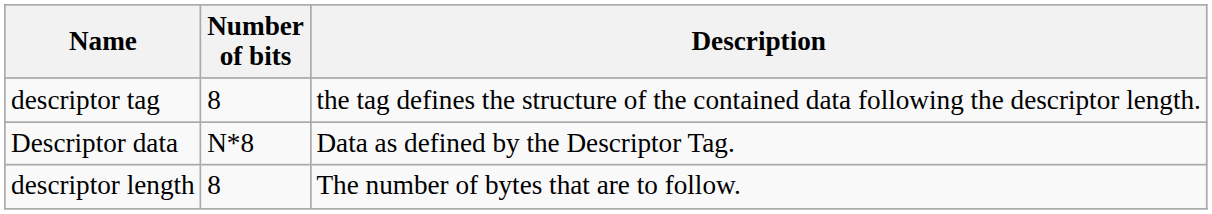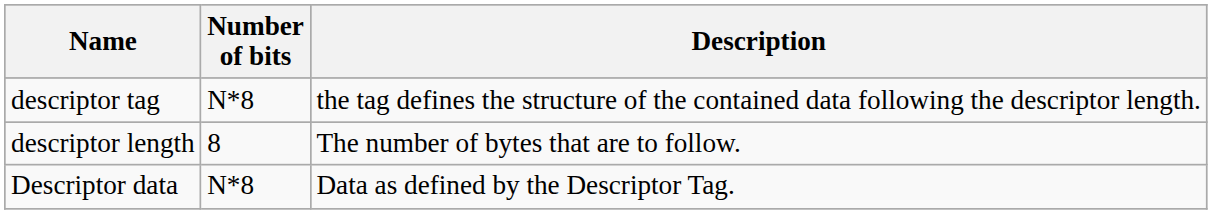(214, 99) 8 -> (231, 99) N*8
rows swapped: (103, 186) <-> (95, 142)
